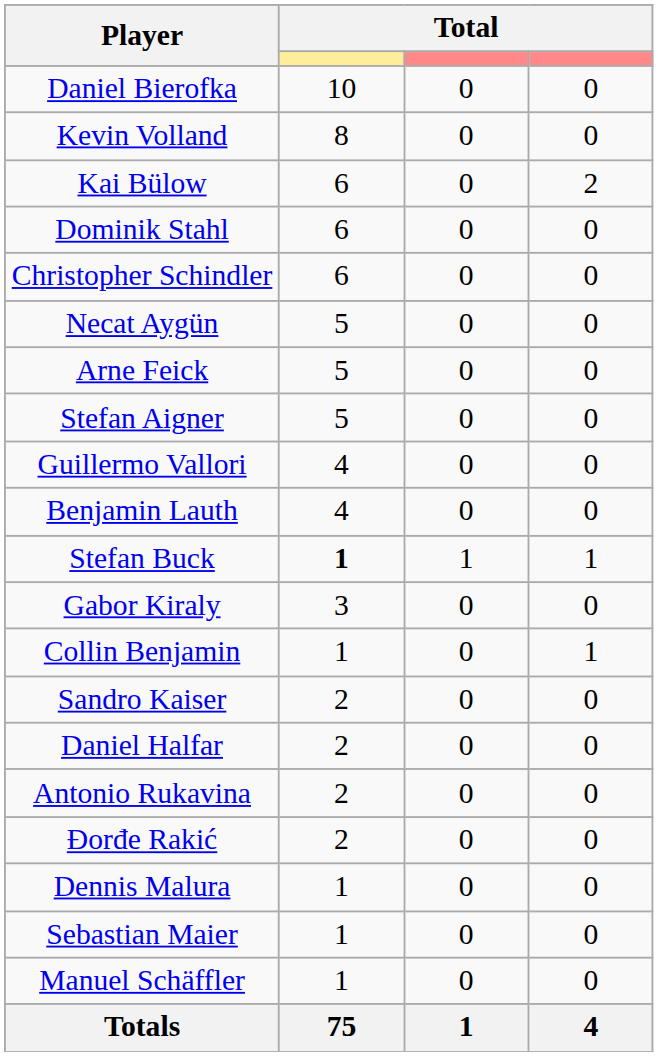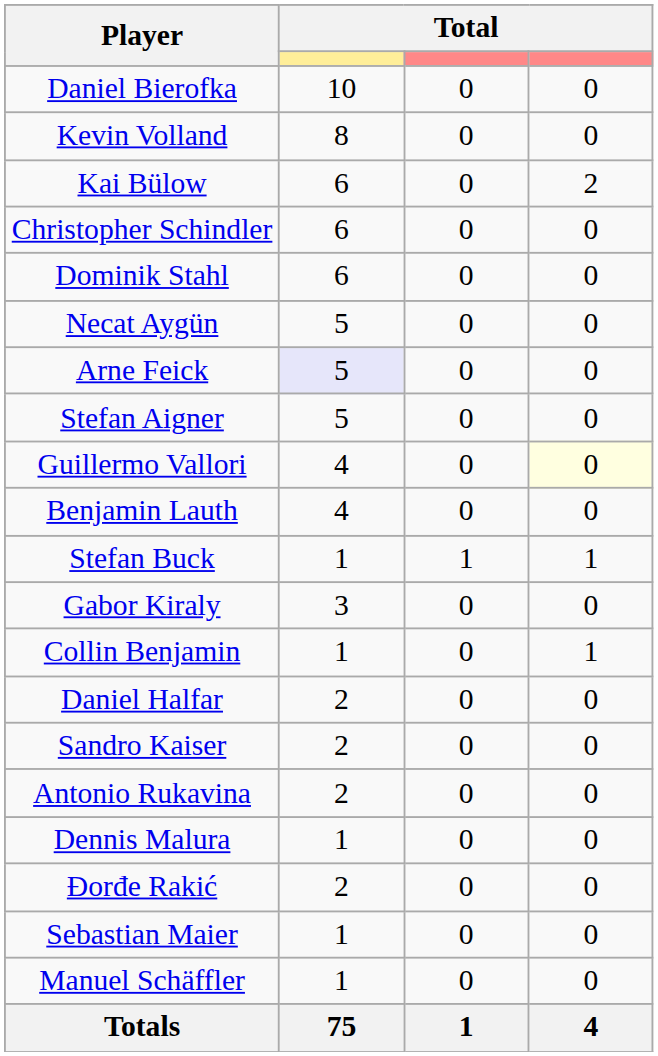rows swapped: (142, 276) <-> (142, 229)
(342, 370) no background -> (342, 370) lavender background
(591, 464) no background -> (591, 464) lightyellow background
(342, 557) bold -> (342, 557) normal
rows swapped: (142, 745) <-> (142, 698)
rows swapped: (142, 839) <-> (142, 886)
